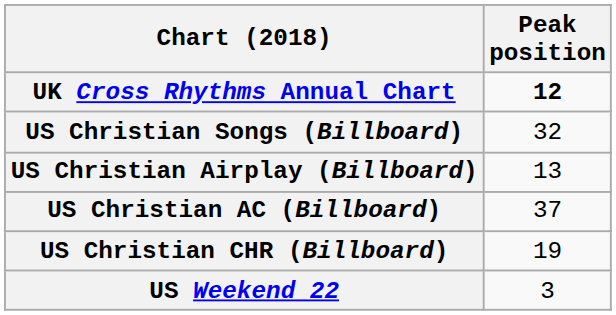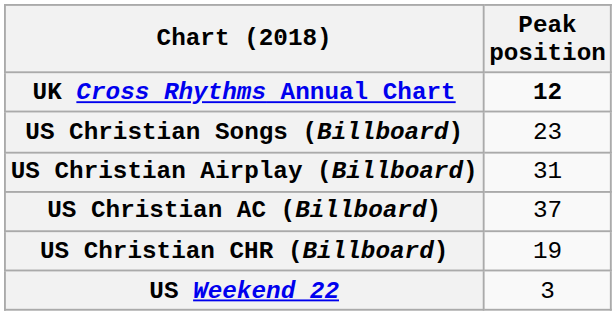(548, 132) 32 -> (548, 132) 23
(548, 172) 13 -> (548, 172) 31
